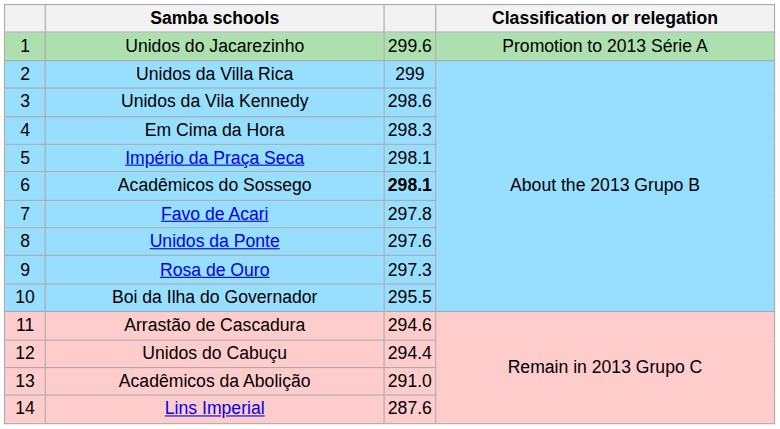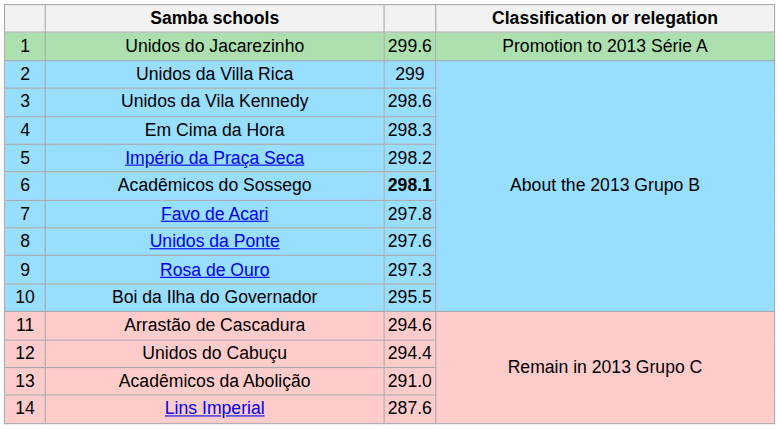(410, 158) 298.1 -> (410, 158) 298.2
